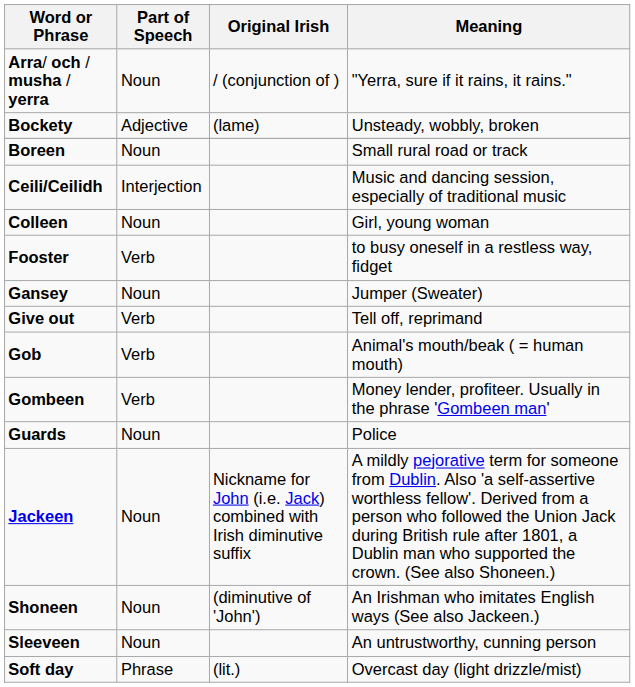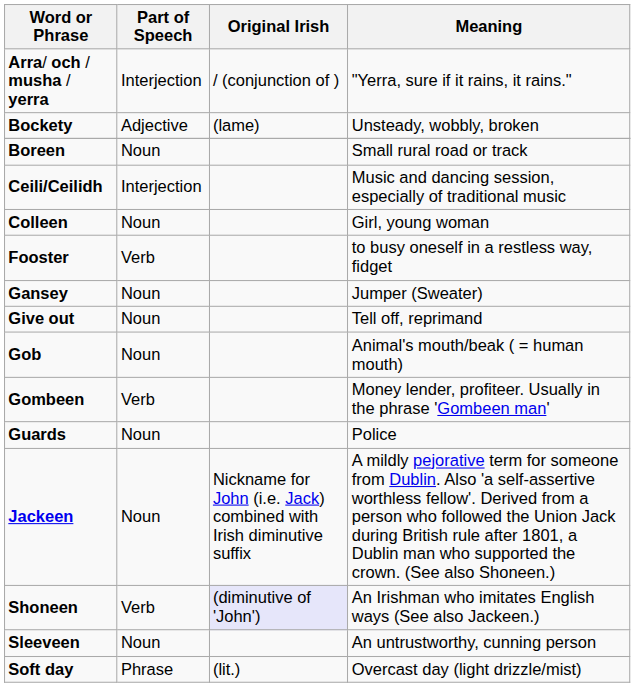(141, 80) Noun -> (161, 80) Interjection
(138, 319) Verb -> (141, 319) Noun
(138, 354) Verb -> (141, 354) Noun
(141, 607) Noun -> (138, 607) Verb
(262, 607) no background -> (262, 607) lavender background
